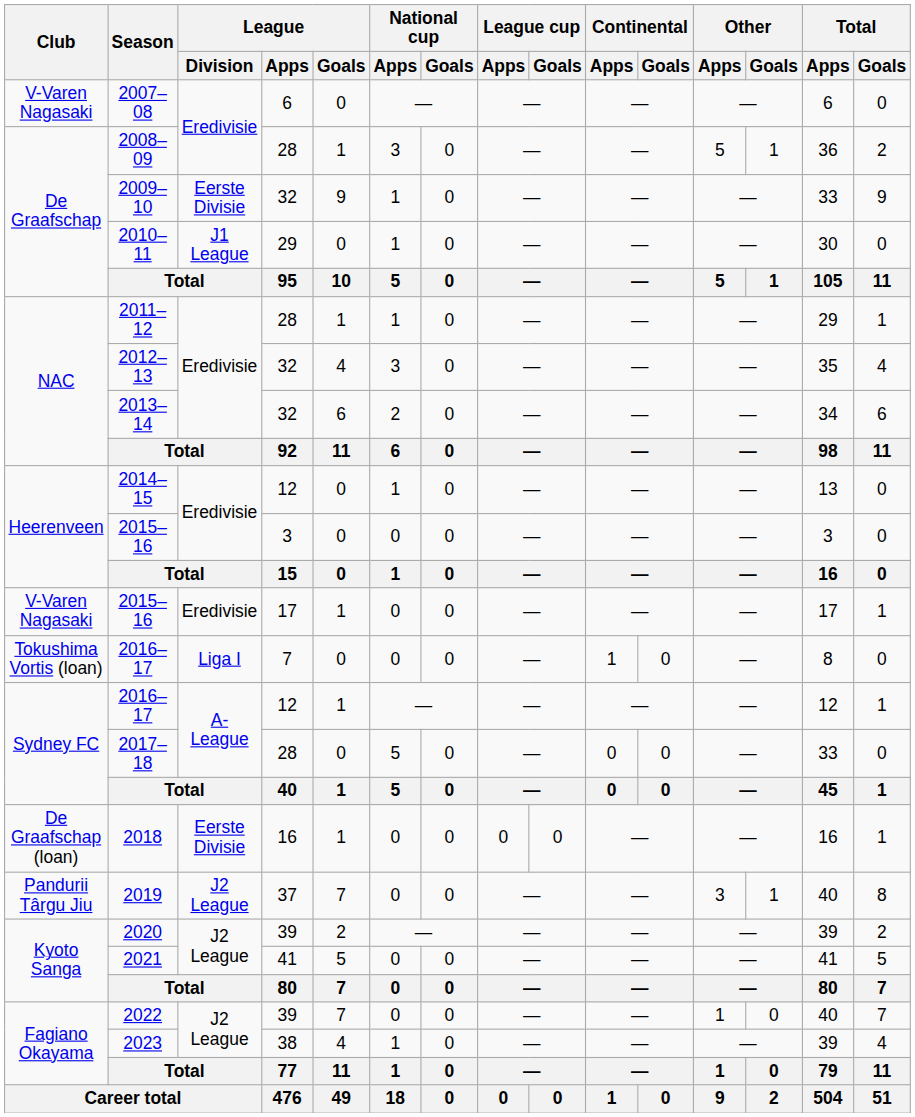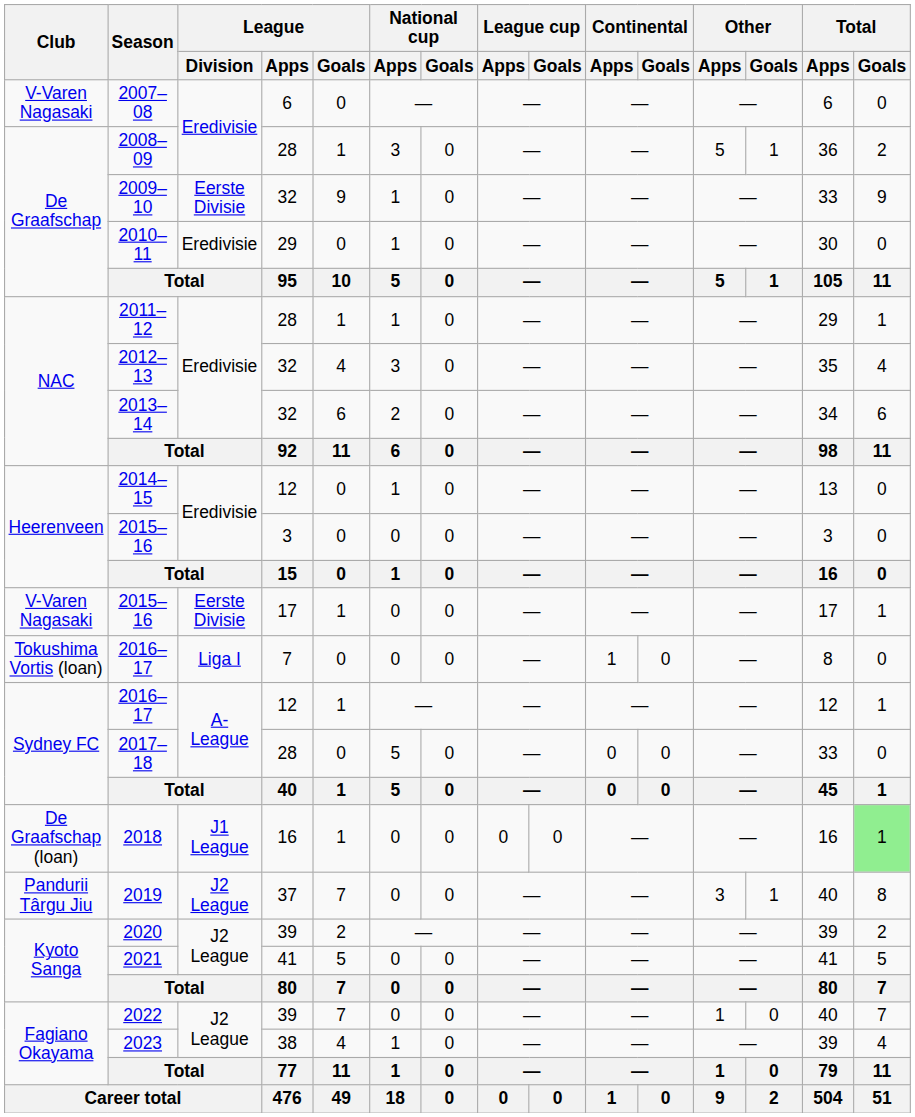(220, 244) J1 League -> (220, 244) Eredivisie
(220, 611) Eredivisie -> (219, 611) Eerste Divisie
(219, 838) Eerste Divisie -> (220, 838) J1 League
(882, 838) no background -> (882, 838) lightgreen background
